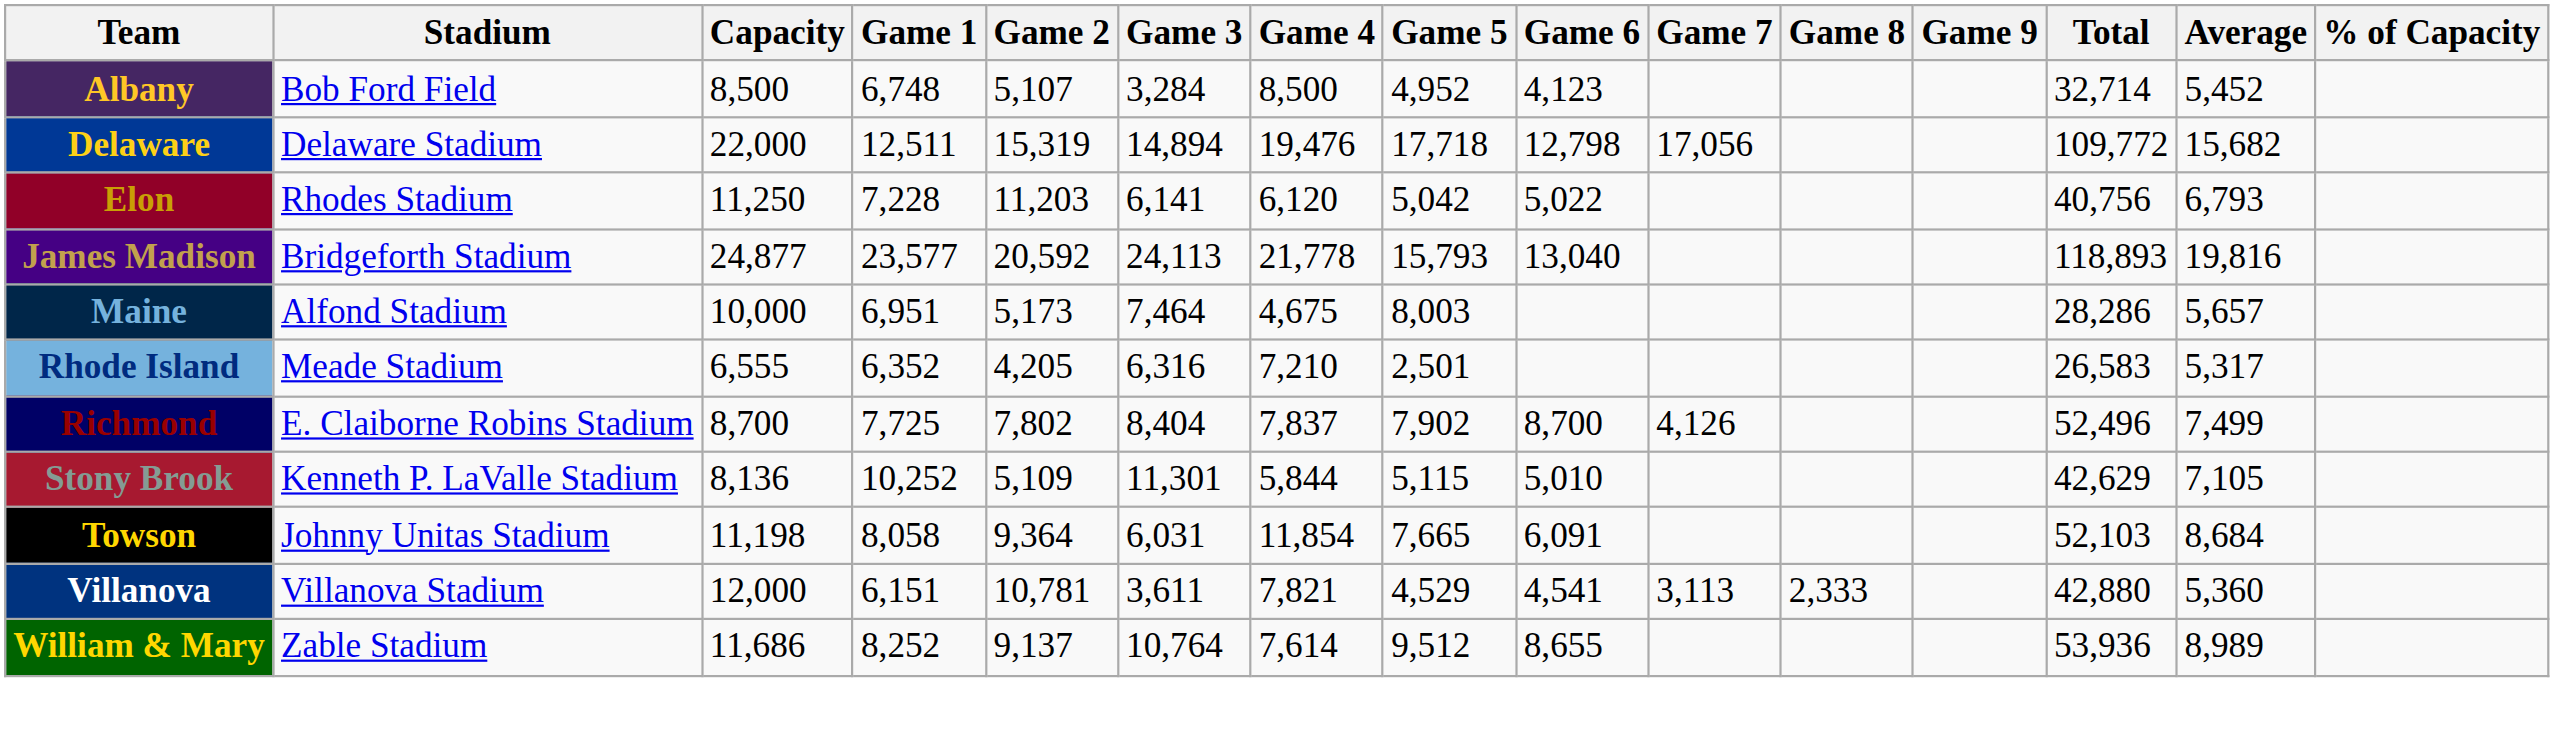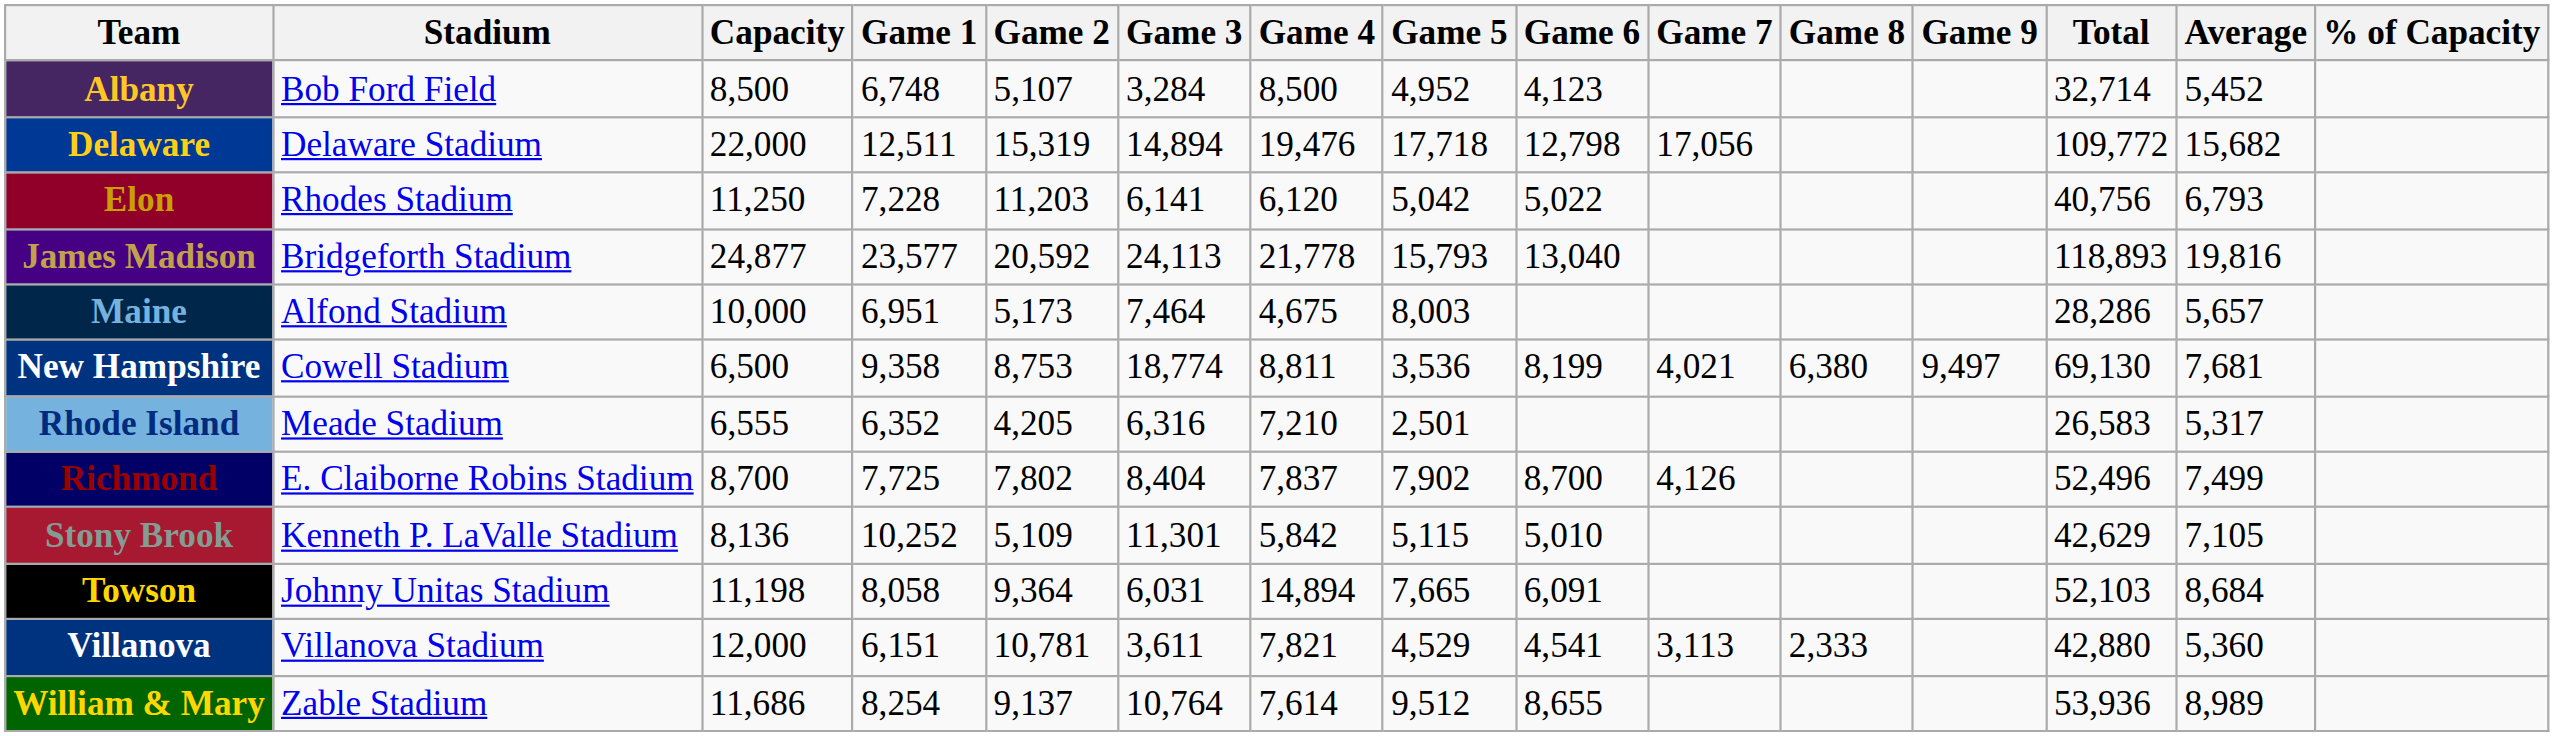+ row: (139, 367)
(1298, 479) 5,844 -> (1298, 534) 5,842
(1306, 534) 11,854 -> (1307, 590) 14,894
(901, 646) 8,252 -> (901, 702) 8,254
